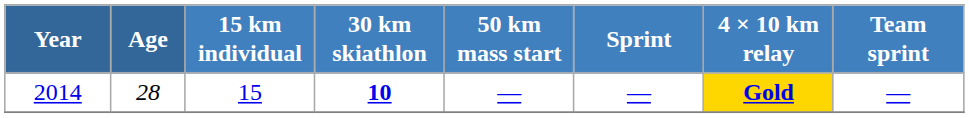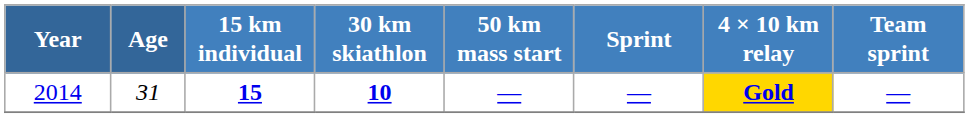(148, 92) 28 -> (148, 92) 31
(250, 92) normal -> (250, 92) bold
